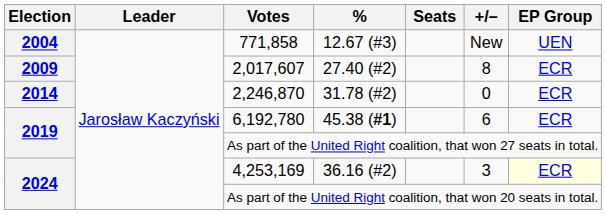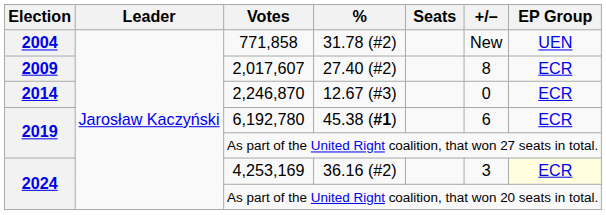(360, 42) 12.67 (#3) -> (360, 42) 31.78 (#2)
(360, 94) 31.78 (#2) -> (360, 94) 12.67 (#3)
